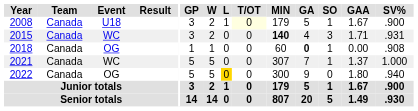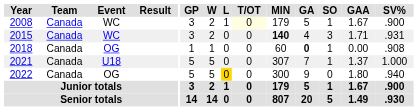(111, 23) U18 -> (111, 23) WC
(111, 61) WC -> (111, 61) U18
